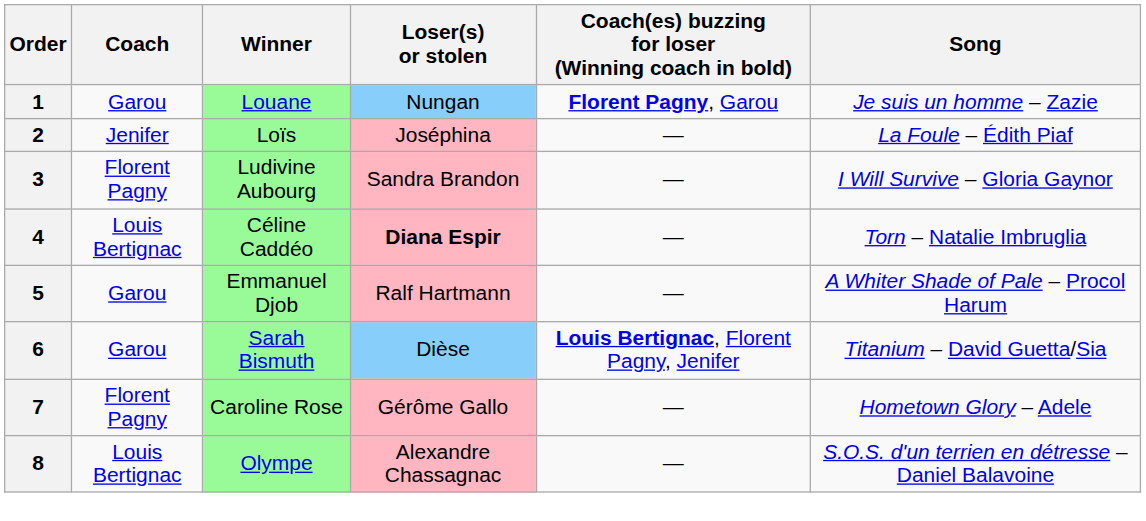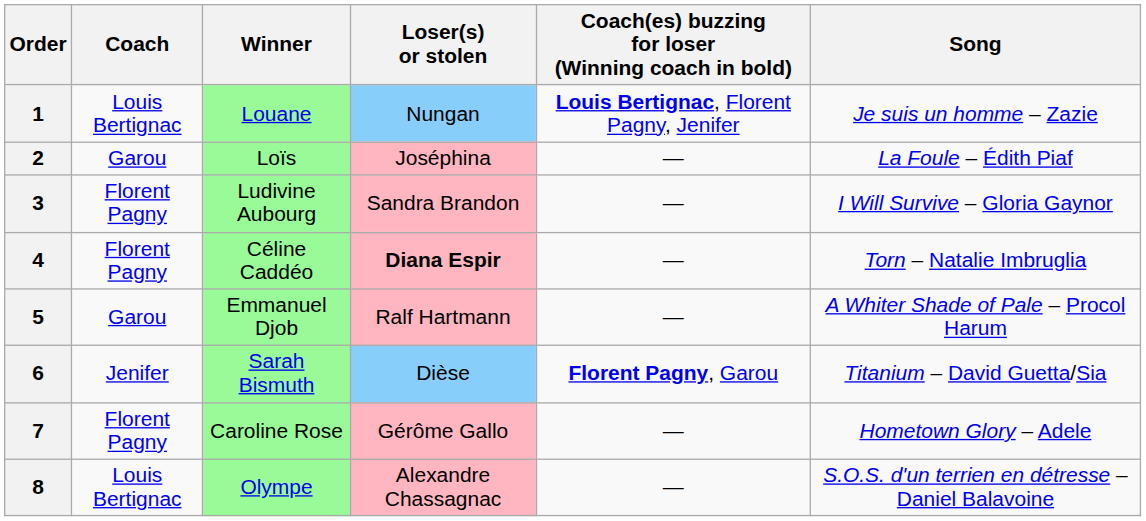(137, 101) Garou -> (137, 113) Louis Bertignac
(673, 101) Florent Pagny, Garou -> (673, 113) Louis Bertignac, Florent Pagny, Jenifer
(137, 134) Jenifer -> (137, 158) Garou
(137, 236) Louis Bertignac -> (137, 260) Florent Pagny
(137, 350) Garou -> (137, 373) Jenifer
(673, 350) Louis Bertignac, Florent Pagny, Jenifer -> (673, 373) Florent Pagny, Garou
